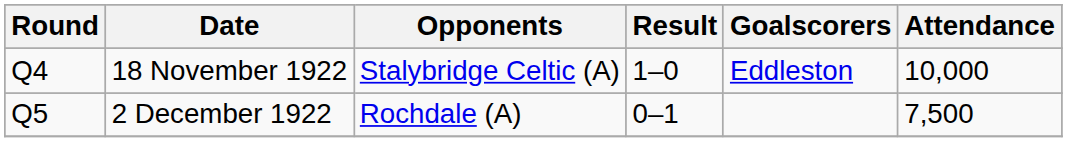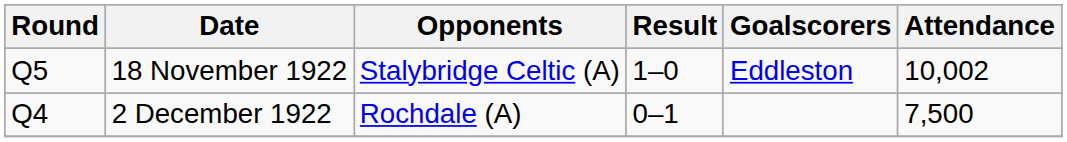(30, 70) Q4 -> (30, 70) Q5
(947, 70) 10,000 -> (947, 70) 10,002
(30, 114) Q5 -> (30, 114) Q4
